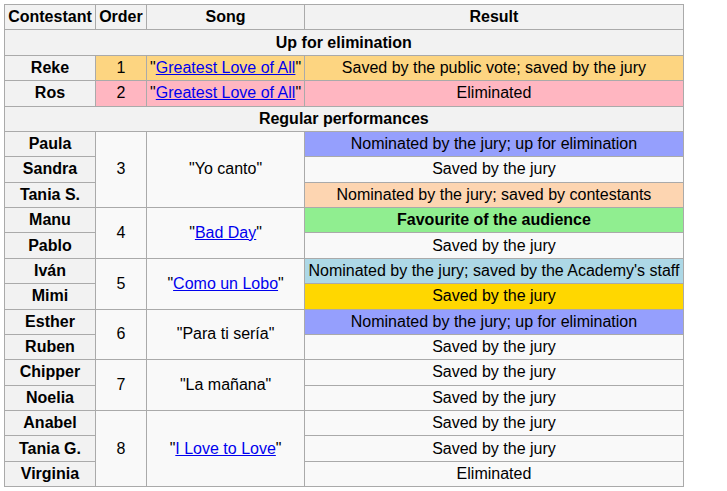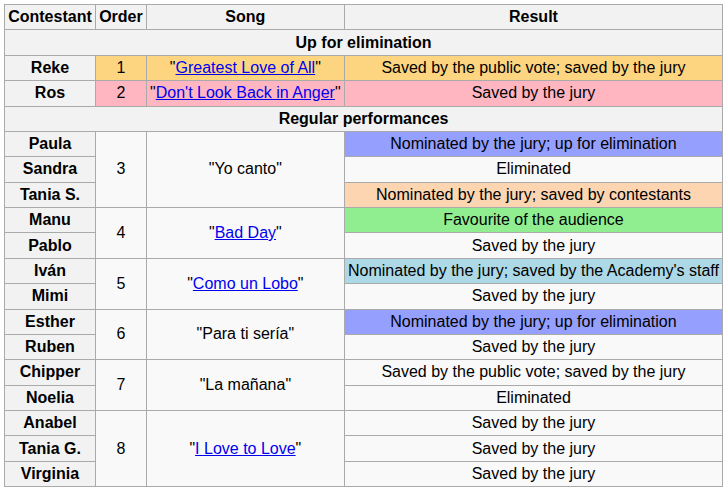(226, 93) "Greatest Love of All" -> (245, 93) "Don't Look Back in Anger"
(494, 93) Eliminated -> (533, 93) Saved by the jury
(494, 169) Saved by the jury -> (533, 169) Eliminated
(494, 220) bold -> (533, 220) normal
(494, 296) gold background -> (533, 296) no background
(494, 372) Saved by the jury -> (533, 372) Saved by the public vote; saved by the jury
(494, 397) Saved by the jury -> (533, 397) Eliminated
(494, 473) Eliminated -> (533, 473) Saved by the jury
